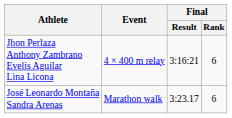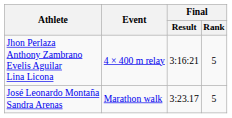(214, 60) 6 -> (214, 60) 5
(214, 99) 6 -> (214, 99) 5
